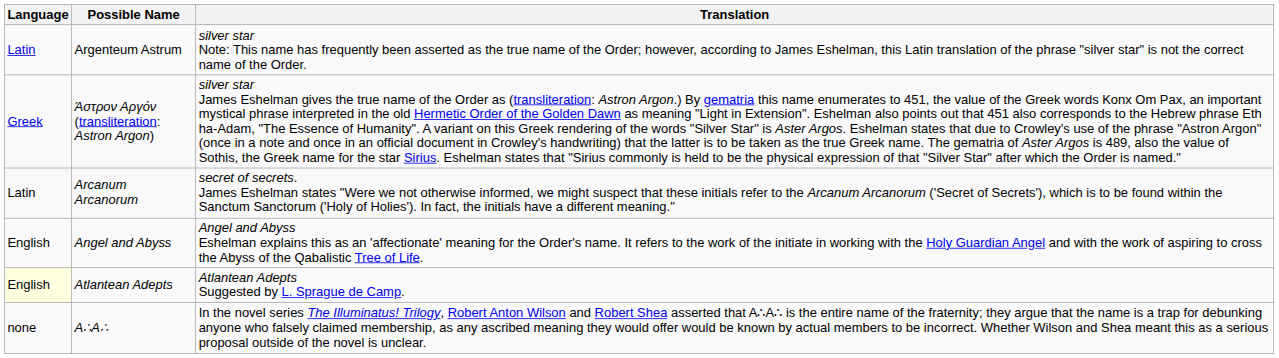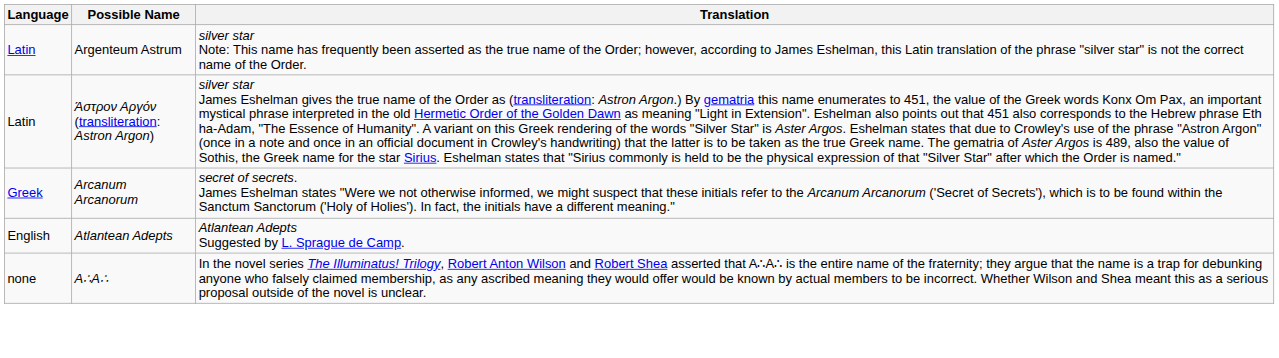(25, 121) Greek -> (21, 121) Latin
(21, 193) Latin -> (25, 193) Greek
- row: (123, 242)
(29, 285) lightyellow background -> (29, 235) no background
